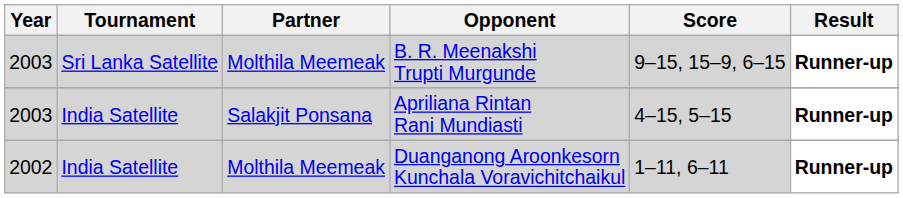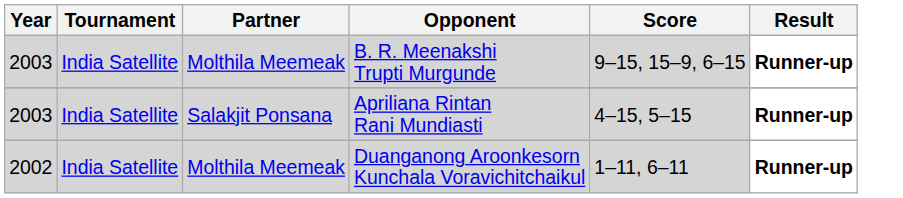(140, 62) Sri Lanka Satellite -> (120, 62) India Satellite
